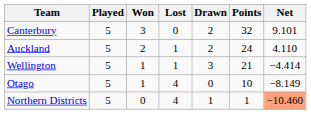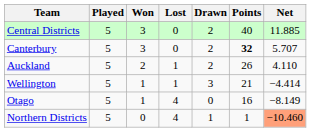+ row: (43, 30)
(247, 30) normal -> (247, 48) bold
(285, 30) 9.101 -> (285, 48) 5.707
(247, 48) 24 -> (247, 65) 26
(247, 83) 10 -> (247, 100) 16
